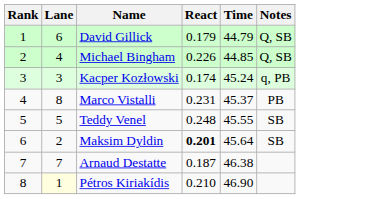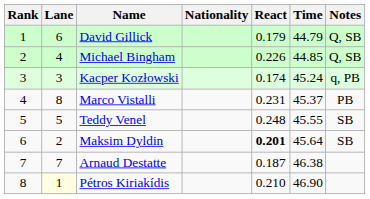+ column: (217, 15)
